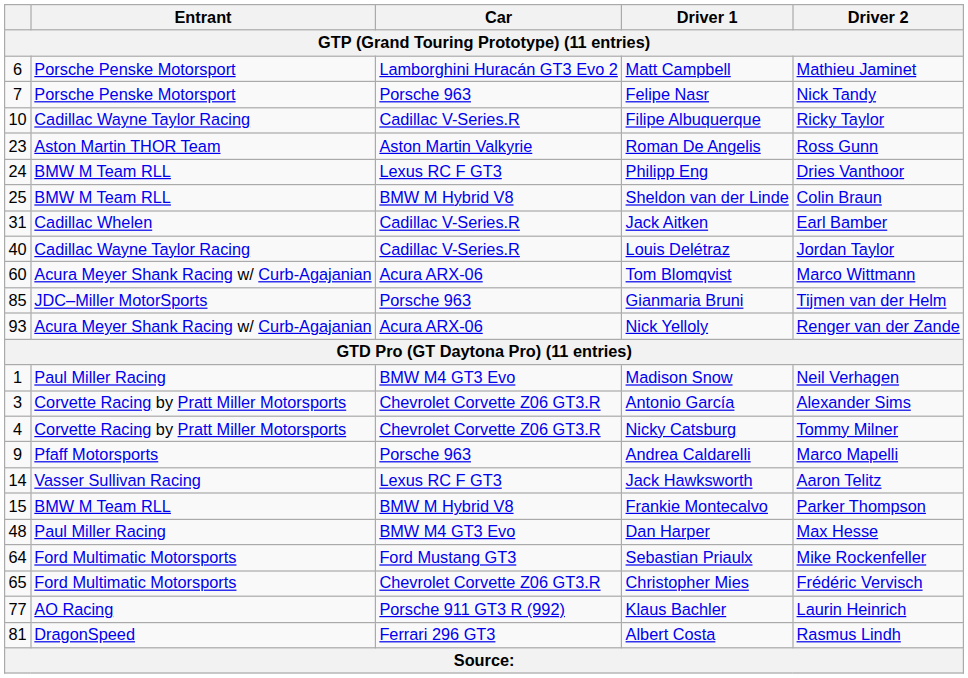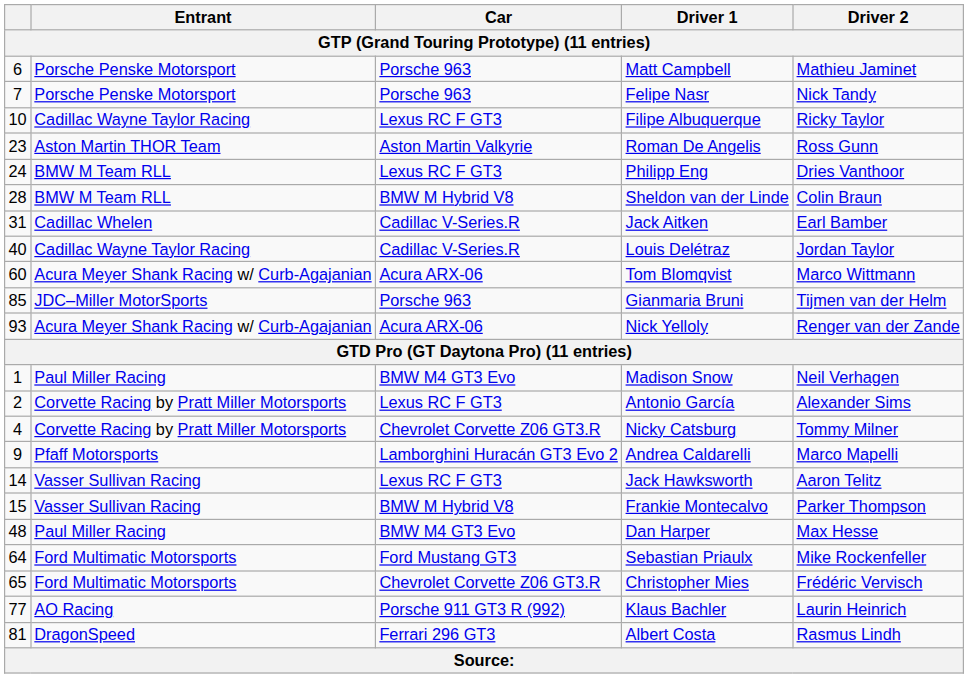(499, 69) Lamborghini Huracán GT3 Evo 2 -> (425, 69) Porsche 963
(450, 120) Cadillac V-Series.R -> (441, 120) Lexus RC F GT3
(18, 197) 25 -> (18, 197) 28
(18, 403) 3 -> (18, 403) 2
(490, 403) Chevrolet Corvette Z06 GT3.R -> (441, 403) Lexus RC F GT3
(425, 454) Porsche 963 -> (499, 454) Lamborghini Huracán GT3 Evo 2
(103, 506) BMW M Team RLL -> (118, 506) Vasser Sullivan Racing
